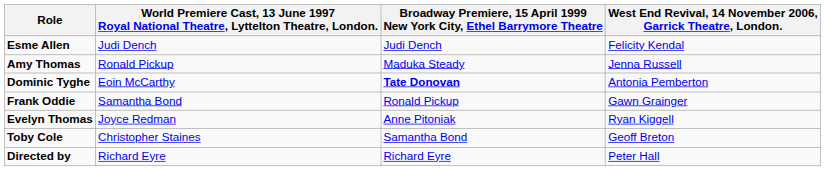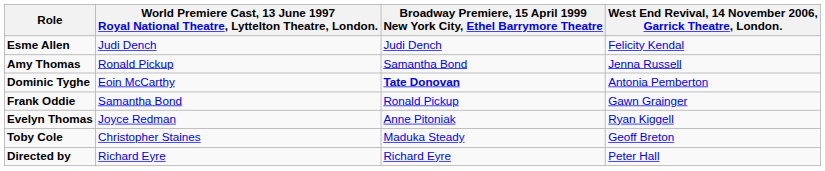(424, 63) Maduka Steady -> (425, 63) Samantha Bond
(425, 138) Samantha Bond -> (424, 138) Maduka Steady
